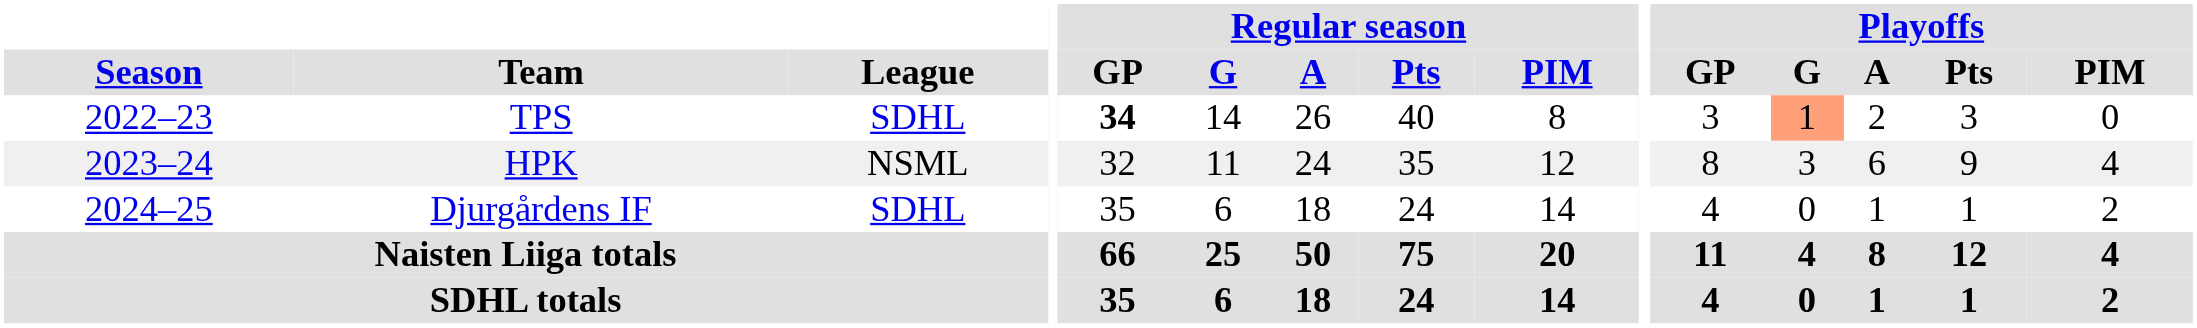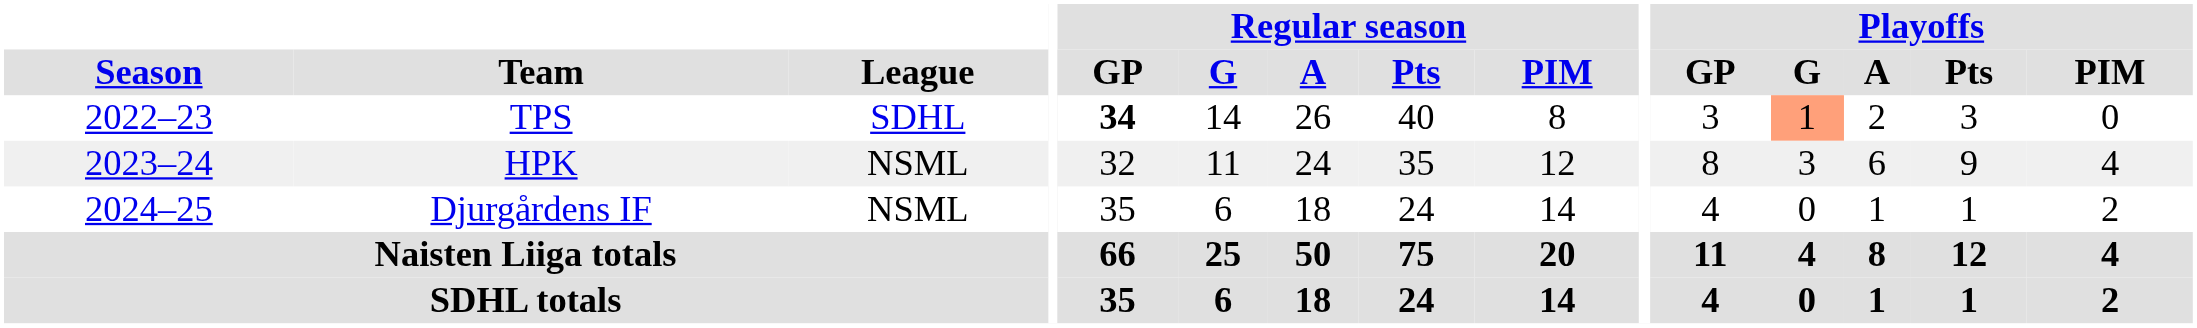(918, 208) SDHL -> (918, 208) NSML
